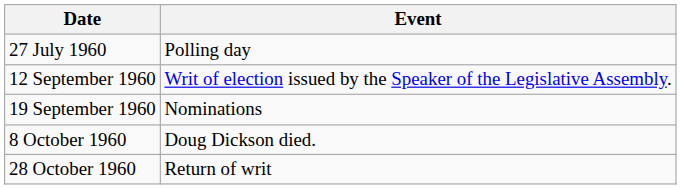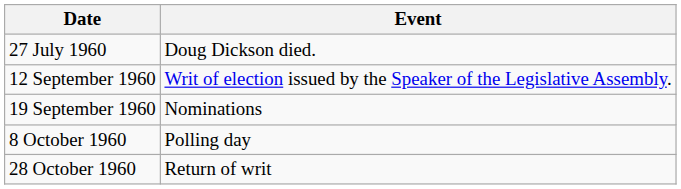(208, 49) Polling day -> (240, 49) Doug Dickson died.
(240, 139) Doug Dickson died. -> (208, 139) Polling day
